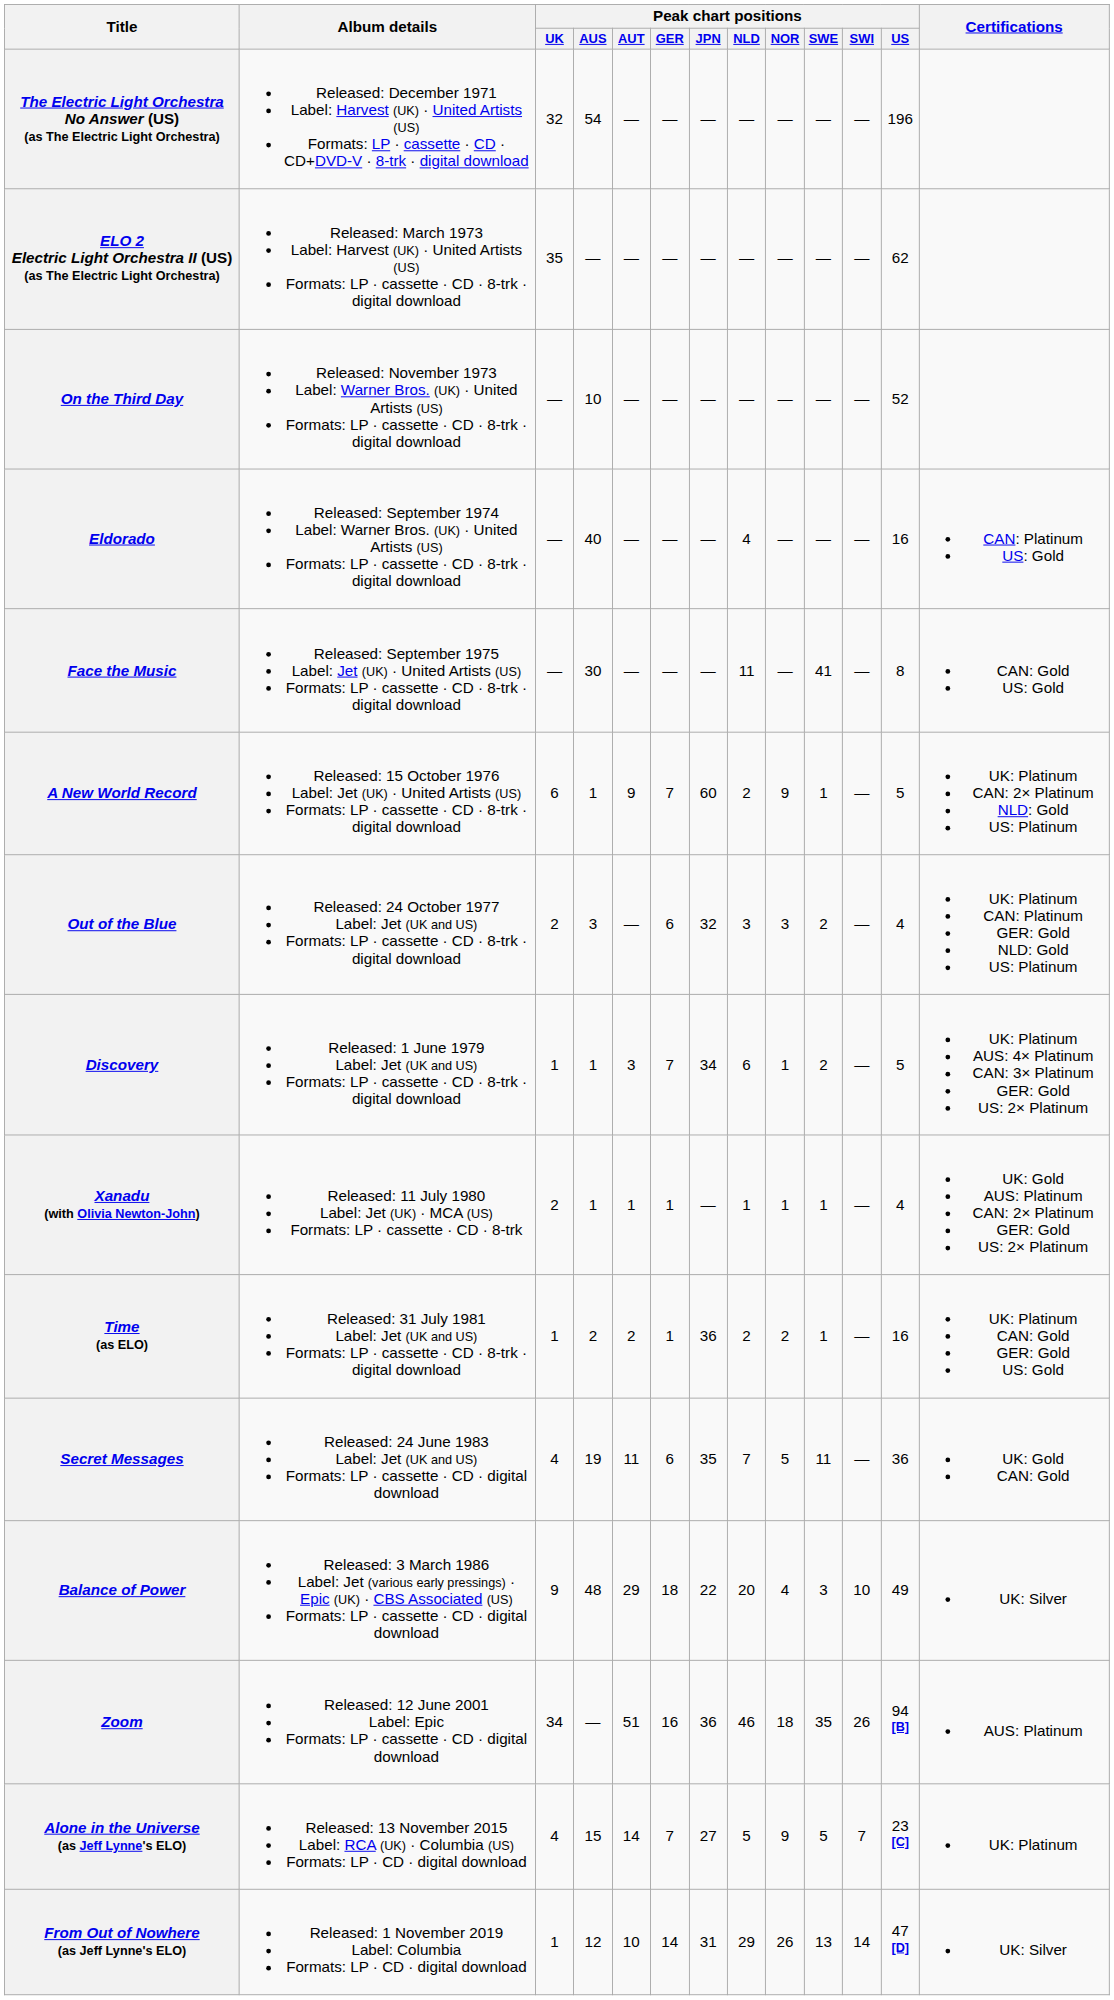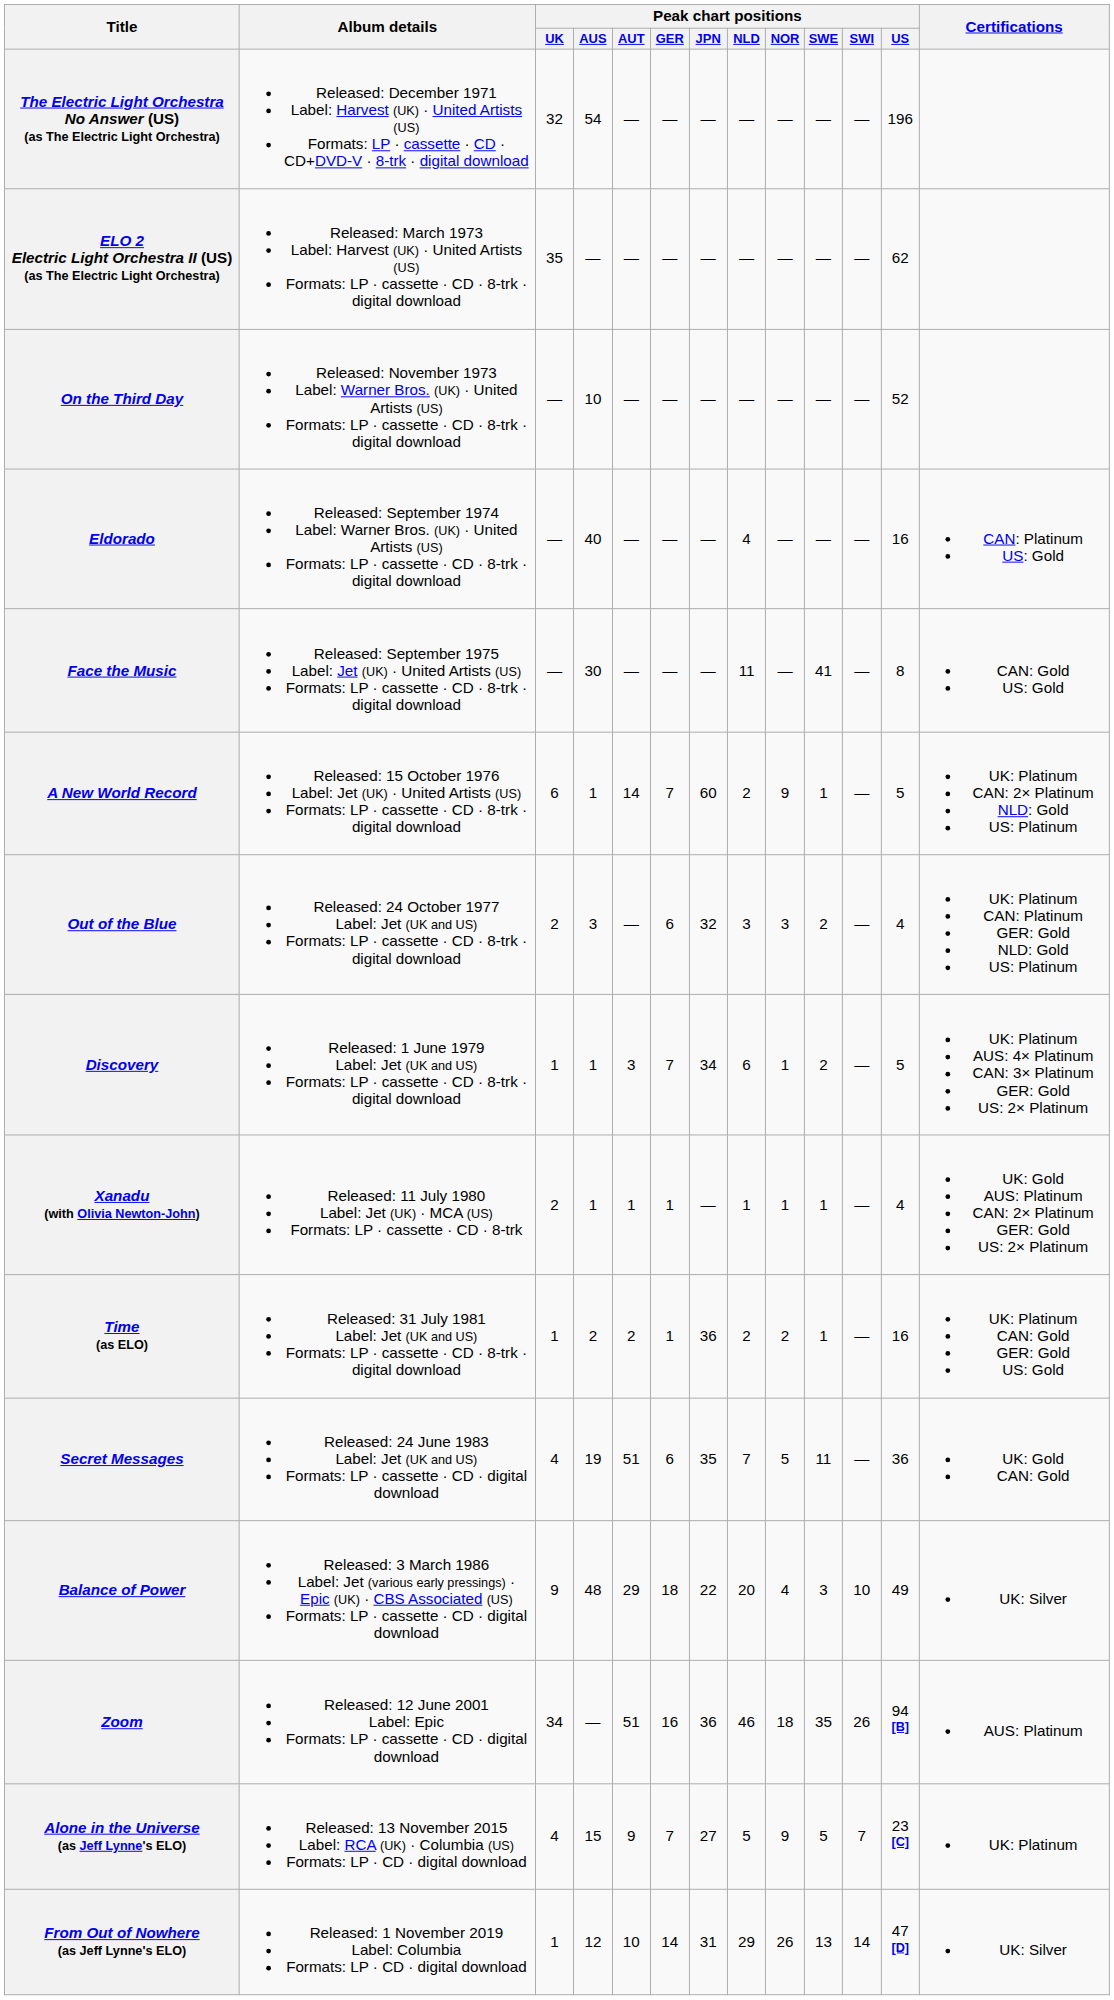(631, 793) 9 -> (631, 793) 14
(631, 1459) 11 -> (631, 1459) 51
(631, 1836) 14 -> (631, 1836) 9
